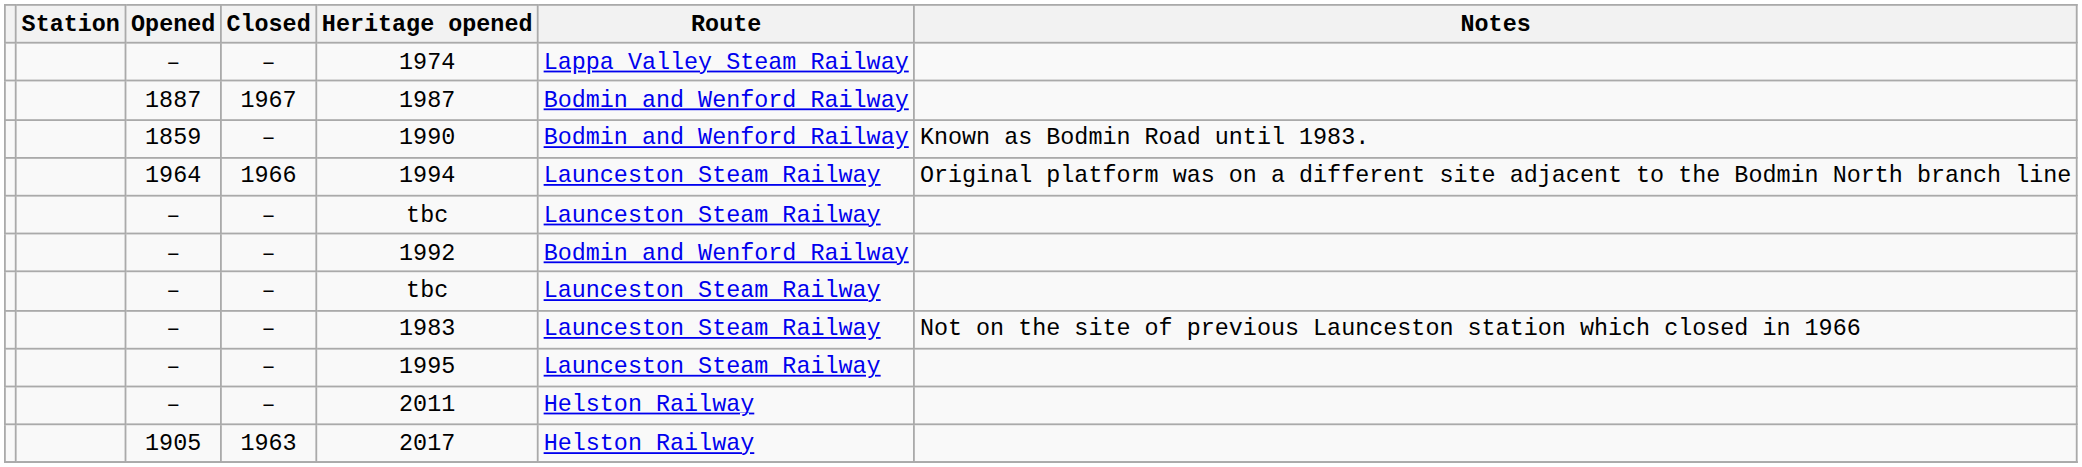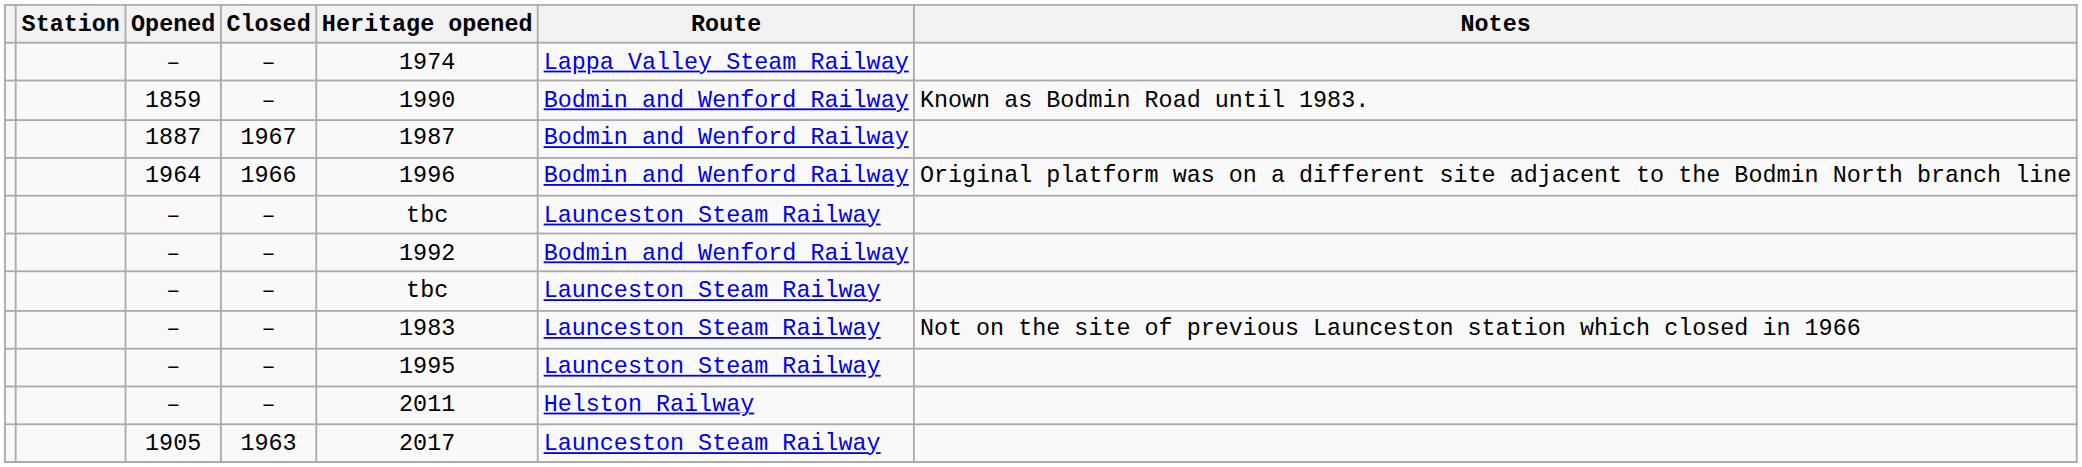rows swapped: (173, 100) <-> (173, 138)
(427, 177) 1994 -> (427, 177) 1996
(712, 177) Launceston Steam Railway -> (726, 177) Bodmin and Wenford Railway
(649, 443) Helston Railway -> (712, 443) Launceston Steam Railway
